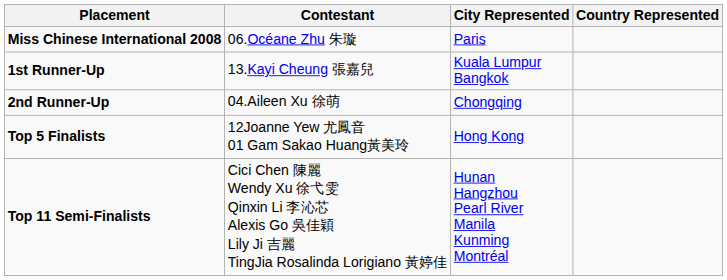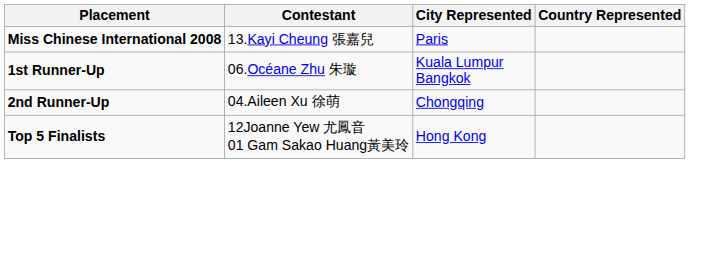(292, 38) 06.Océane Zhu 朱璇 -> (301, 38) 13.Kayi Cheung 張嘉兒
(301, 70) 13.Kayi Cheung 張嘉兒 -> (292, 70) 06.Océane Zhu 朱璇
- row: (79, 217)
